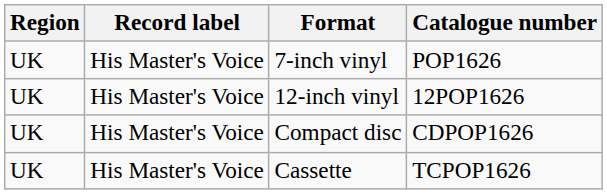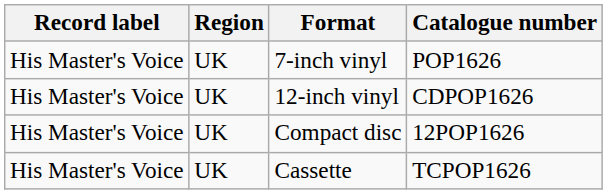columns swapped: (45, 22) <-> (177, 22)
(468, 96) 12POP1626 -> (473, 96) CDPOP1626
(473, 133) CDPOP1626 -> (468, 133) 12POP1626
